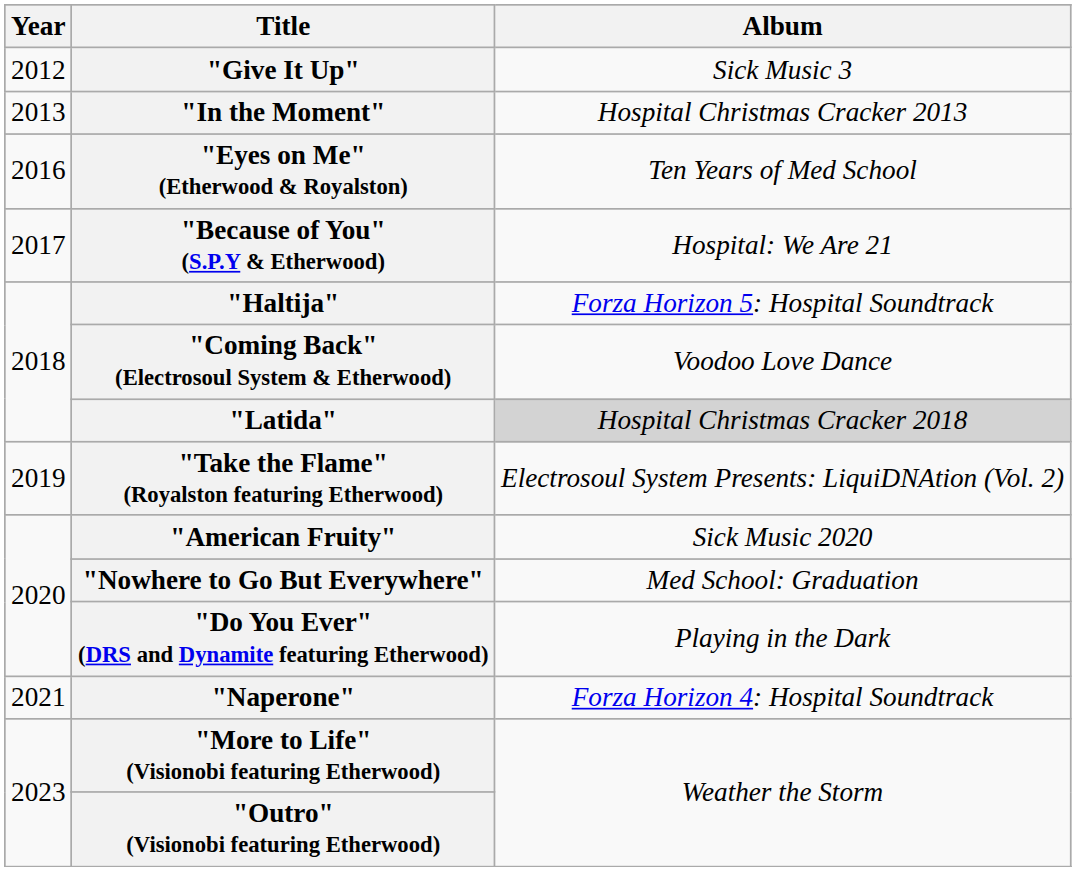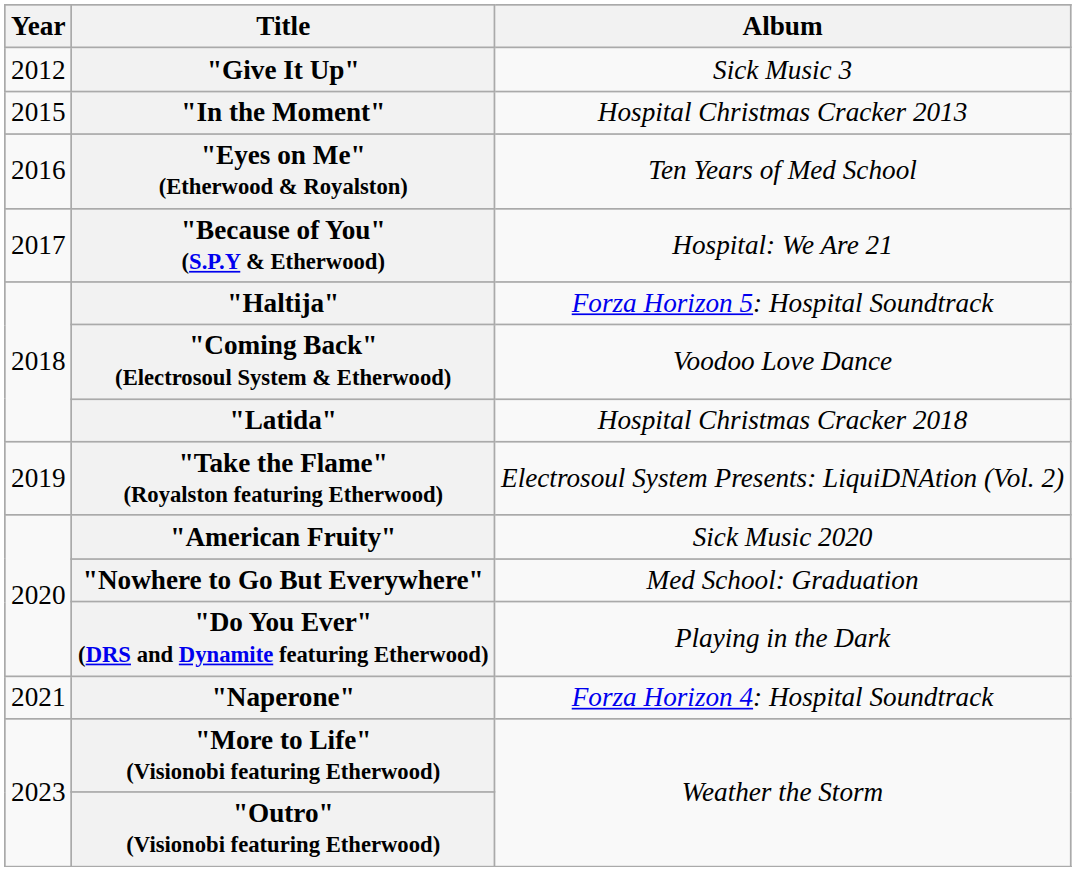(38, 112) 2013 -> (38, 112) 2015
(783, 419) lightgrey background -> (783, 419) no background
